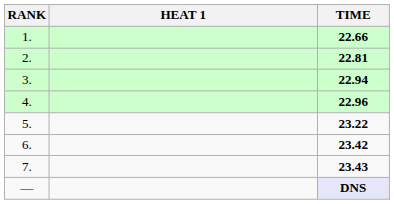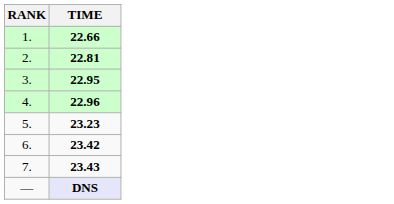- column: (183, 15)
(353, 80) 22.94 -> (85, 80) 22.95
(353, 123) 23.22 -> (85, 123) 23.23
